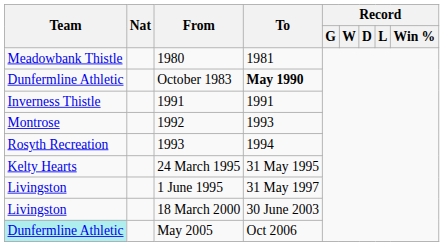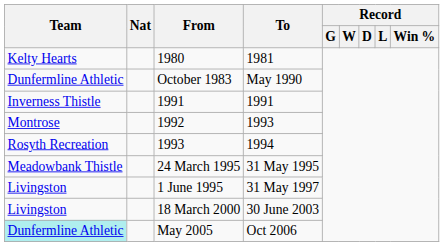(65, 58) Meadowbank Thistle -> (42, 58) Kelty Hearts
(275, 79) bold -> (274, 79) normal
(42, 166) Kelty Hearts -> (65, 166) Meadowbank Thistle
